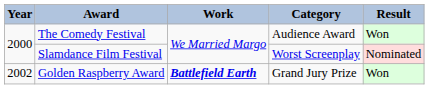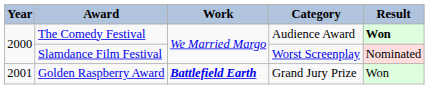(377, 34) normal -> (378, 34) bold
(20, 73) 2002 -> (20, 73) 2001
